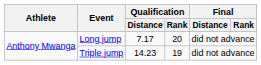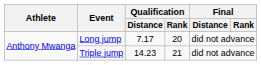(177, 53) 19 -> (177, 53) 21
